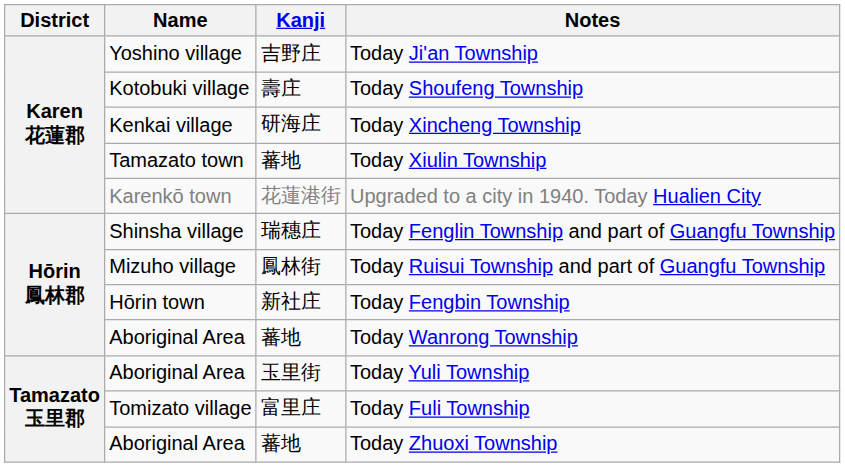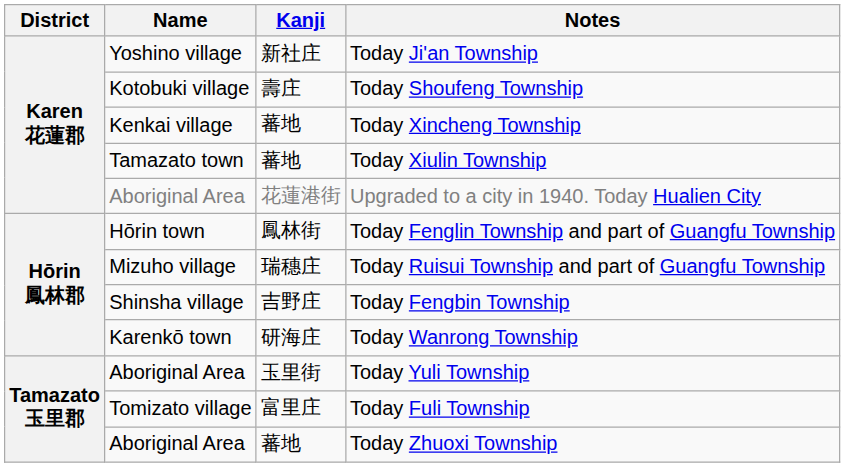(291, 53) 吉野庄 -> (291, 53) 新社庄
(291, 124) 研海庄 -> (281, 124) 蕃地
(170, 195) Karenkō town -> (177, 195) Aboriginal Area
(176, 231) Shinsha village -> (157, 231) Hōrin town
(291, 230) 瑞穗庄 -> (291, 230) 鳳林街
(291, 266) 鳳林街 -> (291, 266) 瑞穗庄
(157, 302) Hōrin town -> (176, 302) Shinsha village
(291, 301) 新社庄 -> (291, 301) 吉野庄
(177, 337) Aboriginal Area -> (170, 337) Karenkō town
(281, 337) 蕃地 -> (291, 337) 研海庄
